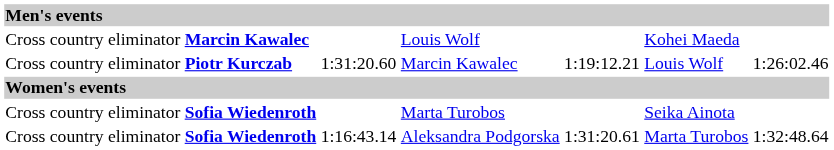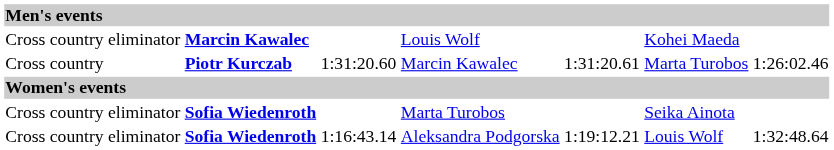(93, 63) Cross country eliminator -> (54, 63) Cross country
(602, 63) 1:19:12.21 -> (602, 63) 1:31:20.61
(684, 63) Louis Wolf -> (696, 63) Marta Turobos
(602, 136) 1:31:20.61 -> (602, 136) 1:19:12.21
(696, 136) Marta Turobos -> (684, 136) Louis Wolf
